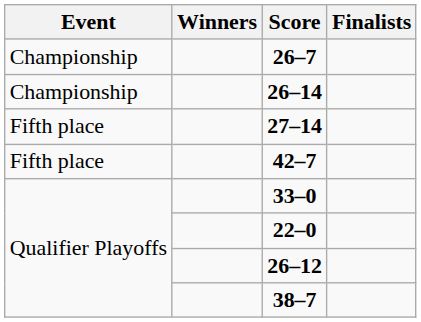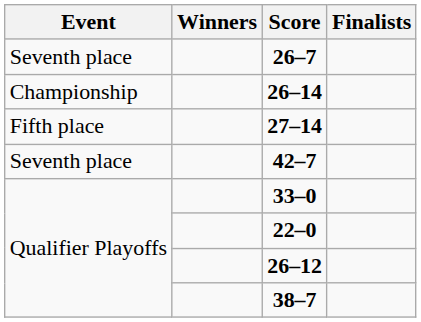(74, 56) Championship -> (71, 56) Seventh place
(57, 160) Fifth place -> (71, 160) Seventh place
